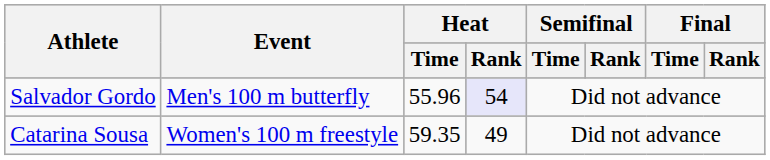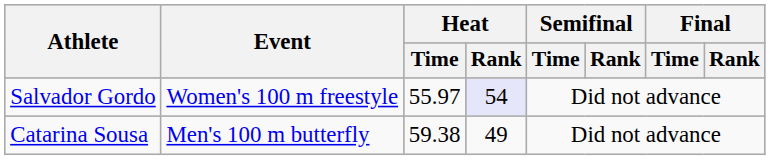(268, 97) Men's 100 m butterfly -> (282, 97) Women's 100 m freestyle
(435, 97) 55.96 -> (435, 97) 55.97
(282, 135) Women's 100 m freestyle -> (268, 135) Men's 100 m butterfly
(435, 135) 59.35 -> (435, 135) 59.38
